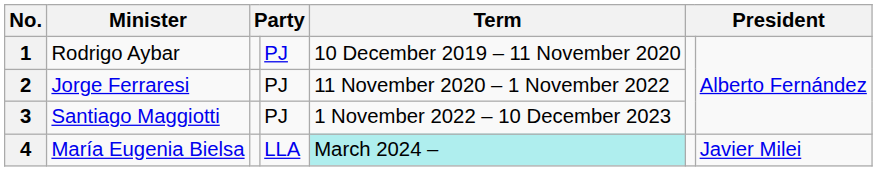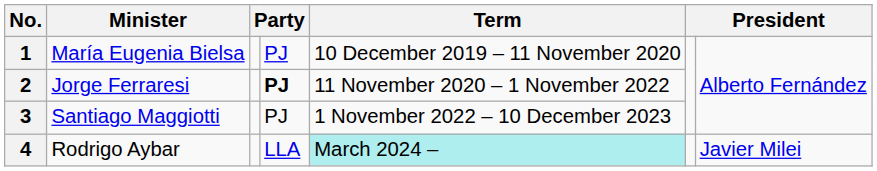(116, 52) Rodrigo Aybar -> (148, 52) María Eugenia Bielsa
(276, 85) normal -> (277, 85) bold
(148, 149) María Eugenia Bielsa -> (116, 149) Rodrigo Aybar
